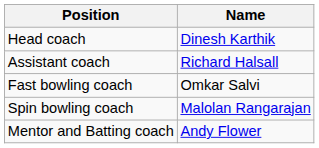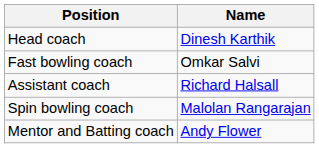rows swapped: (59, 62) <-> (70, 85)
